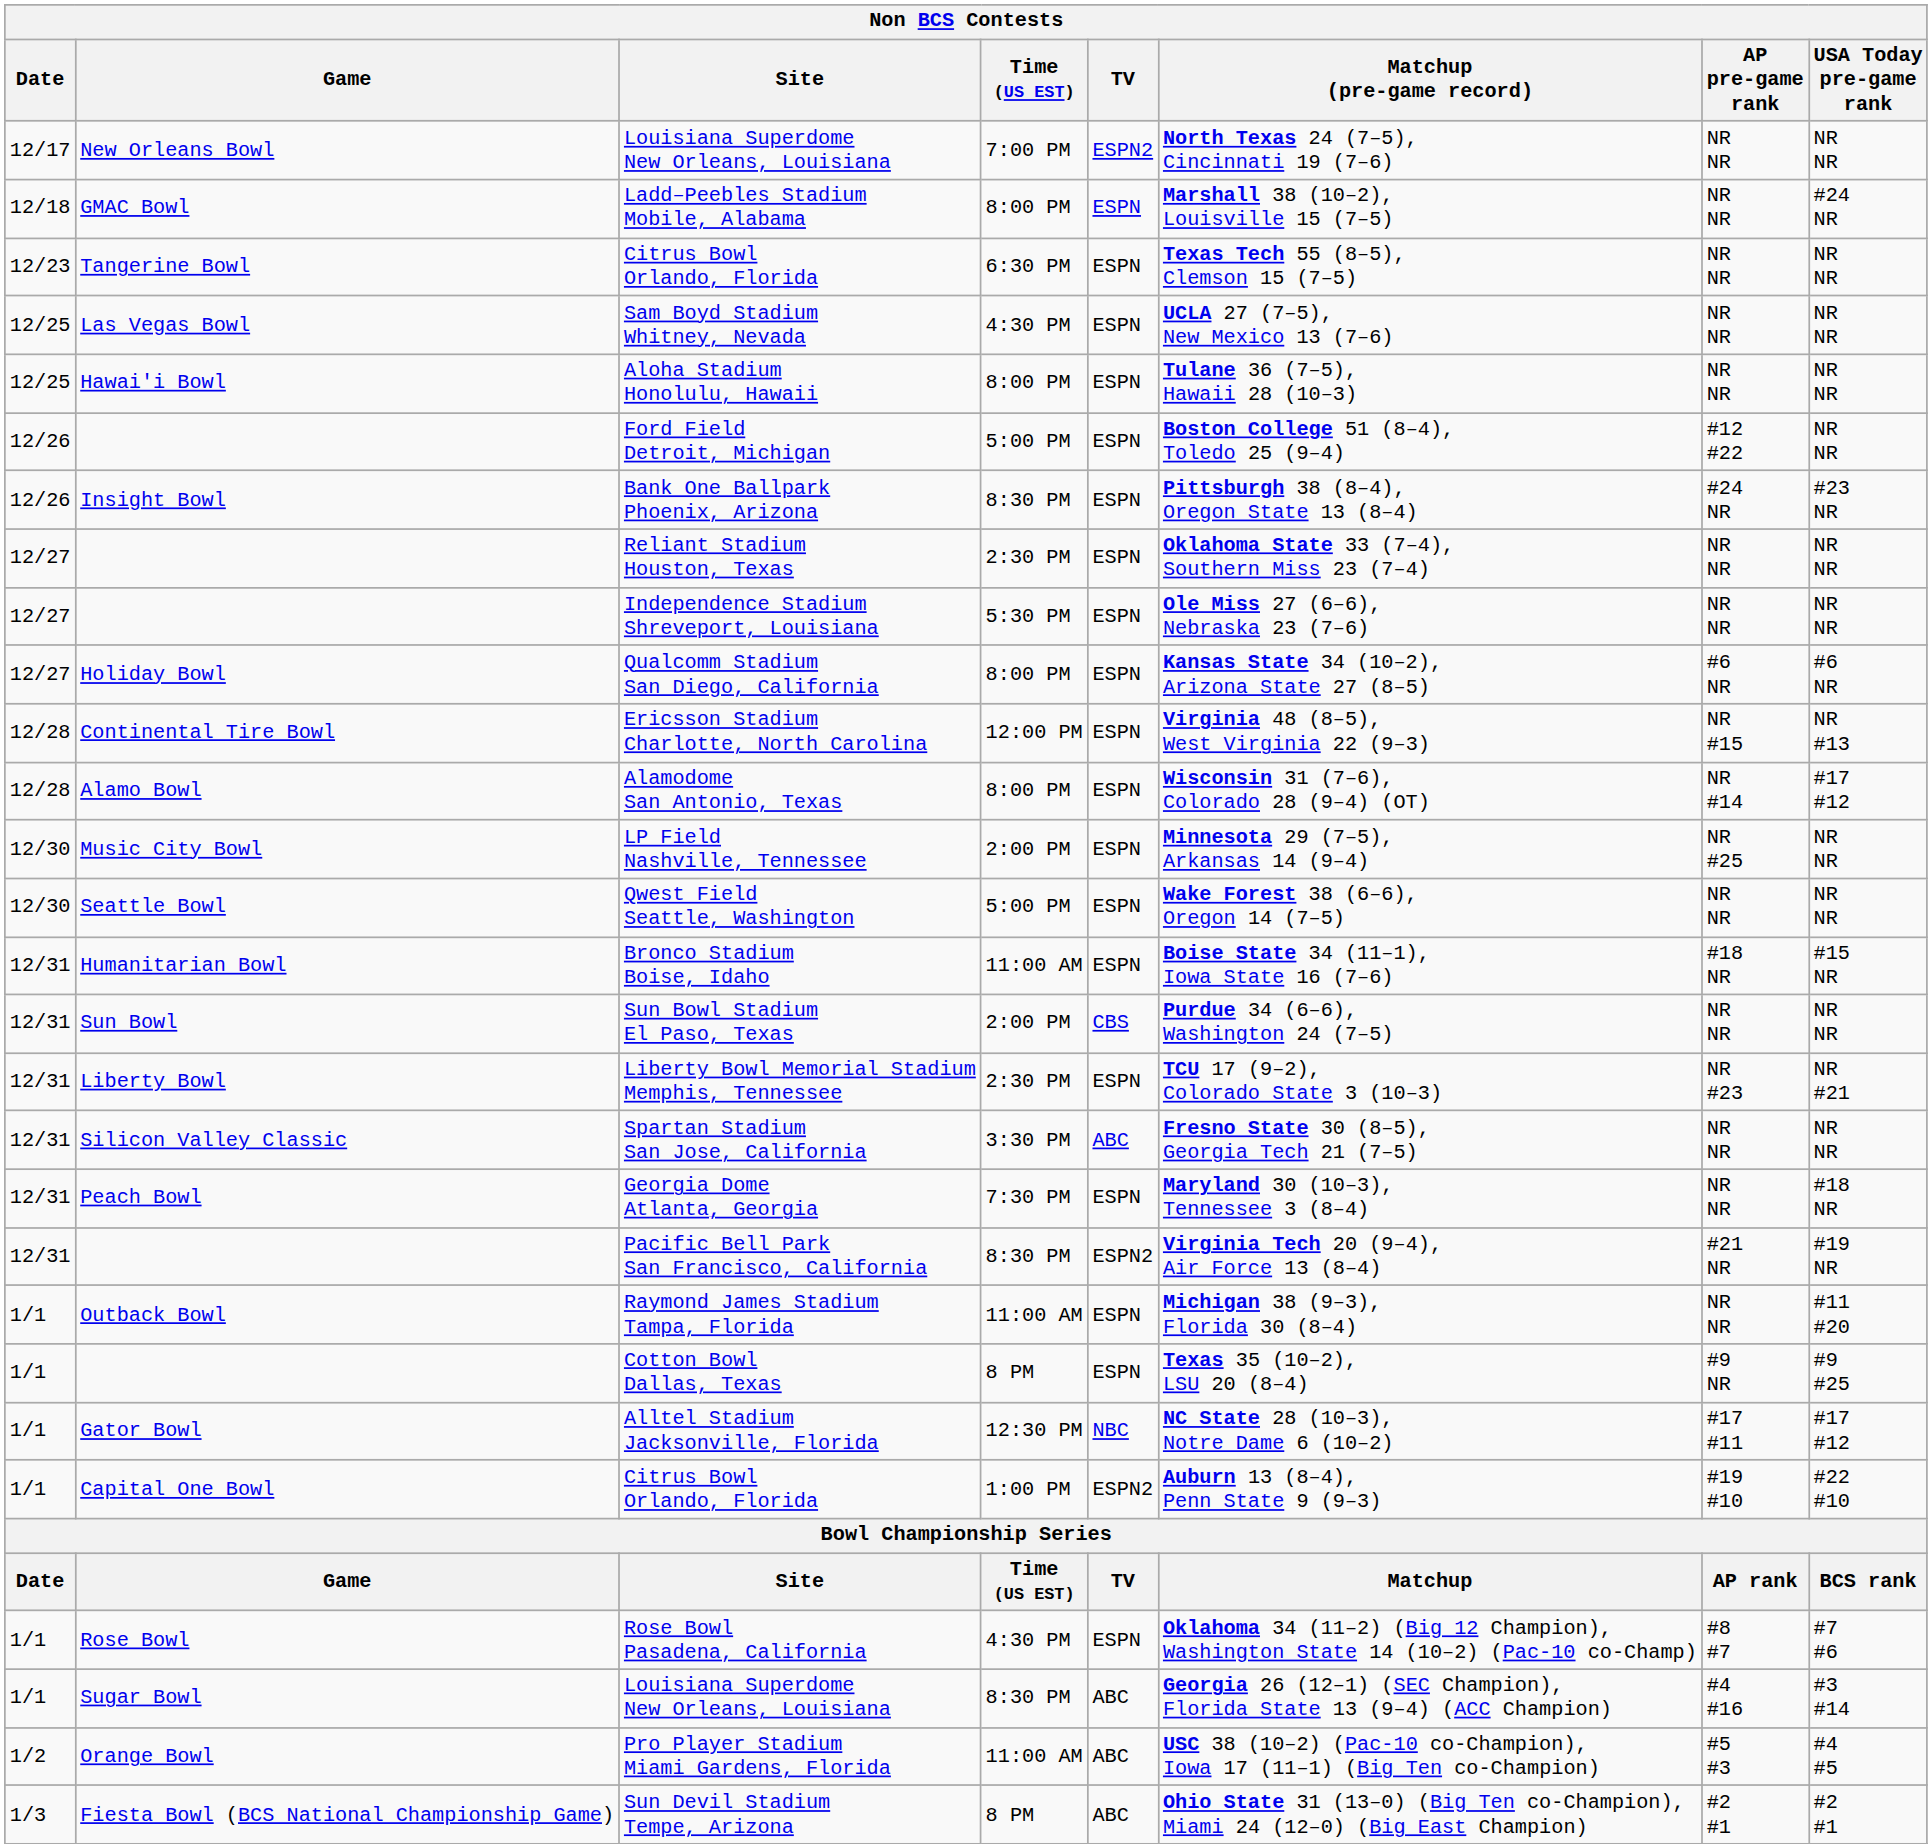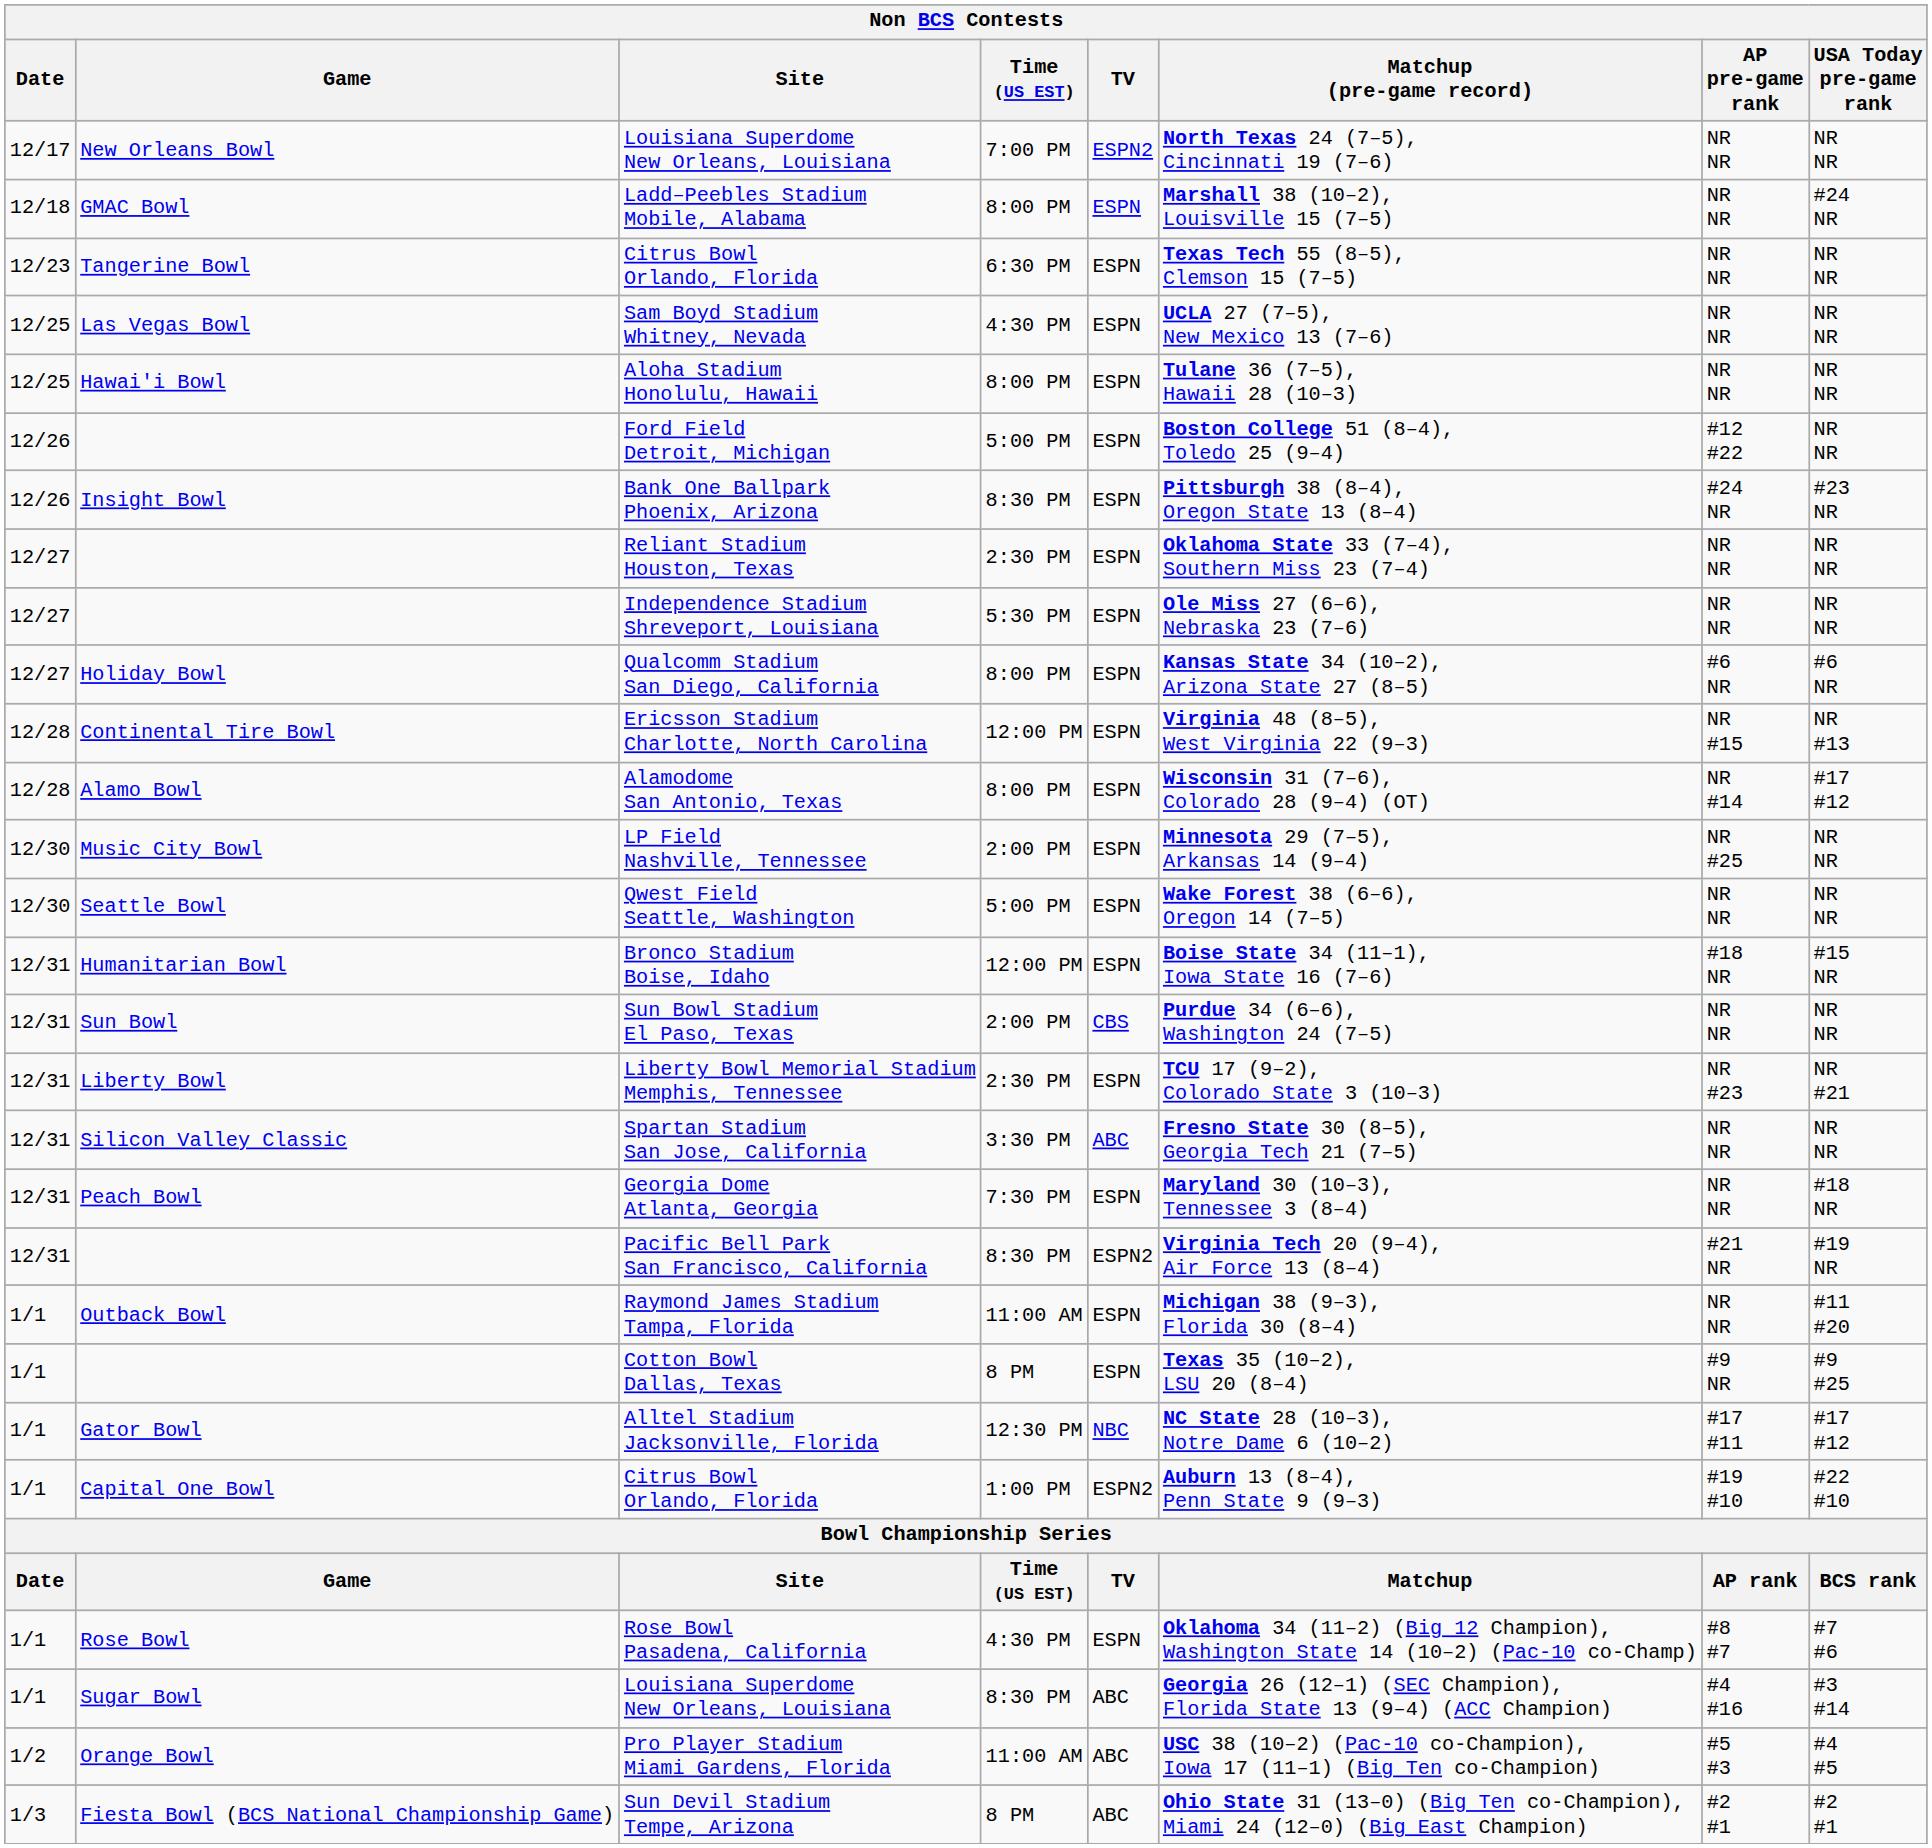(1034, 965) 11:00 AM -> (1034, 965) 12:00 PM
